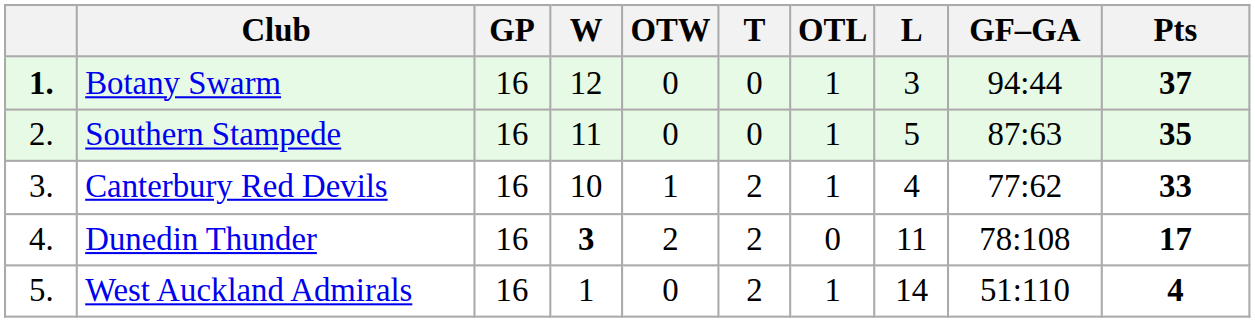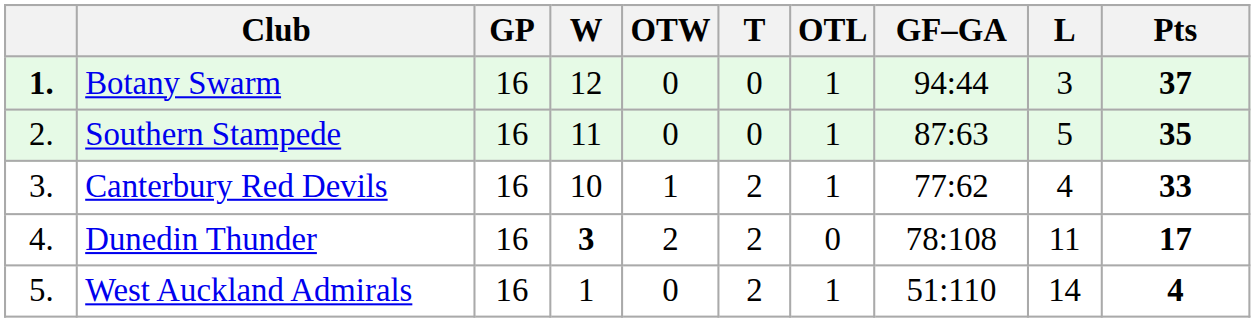columns swapped: (912, 30) <-> (1025, 30)
